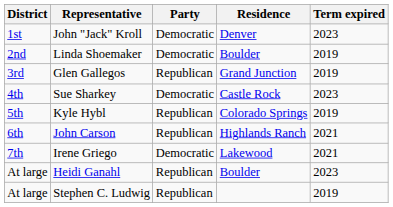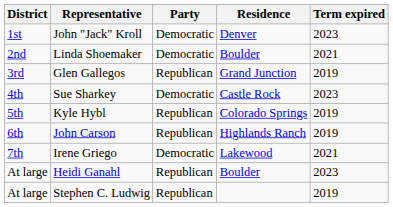(326, 53) 2019 -> (326, 53) 2021
(326, 133) 2021 -> (326, 133) 2019
